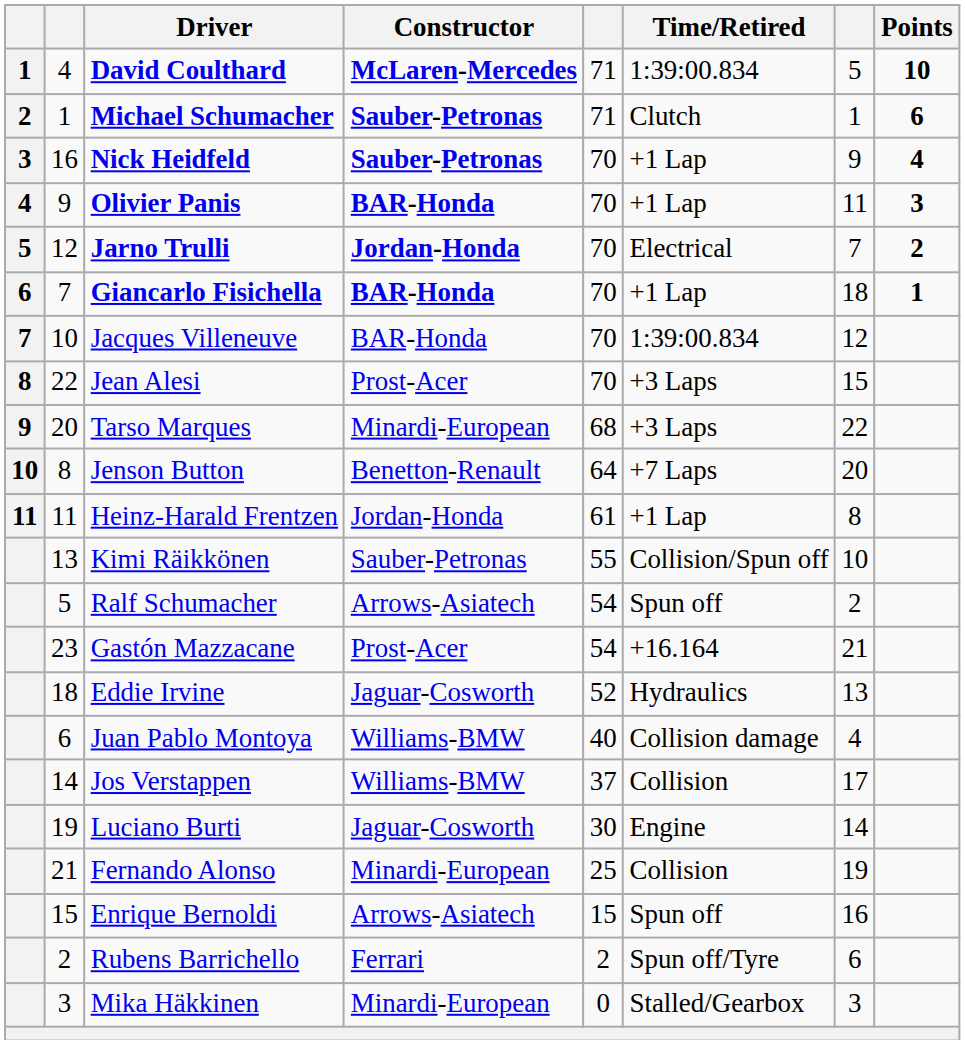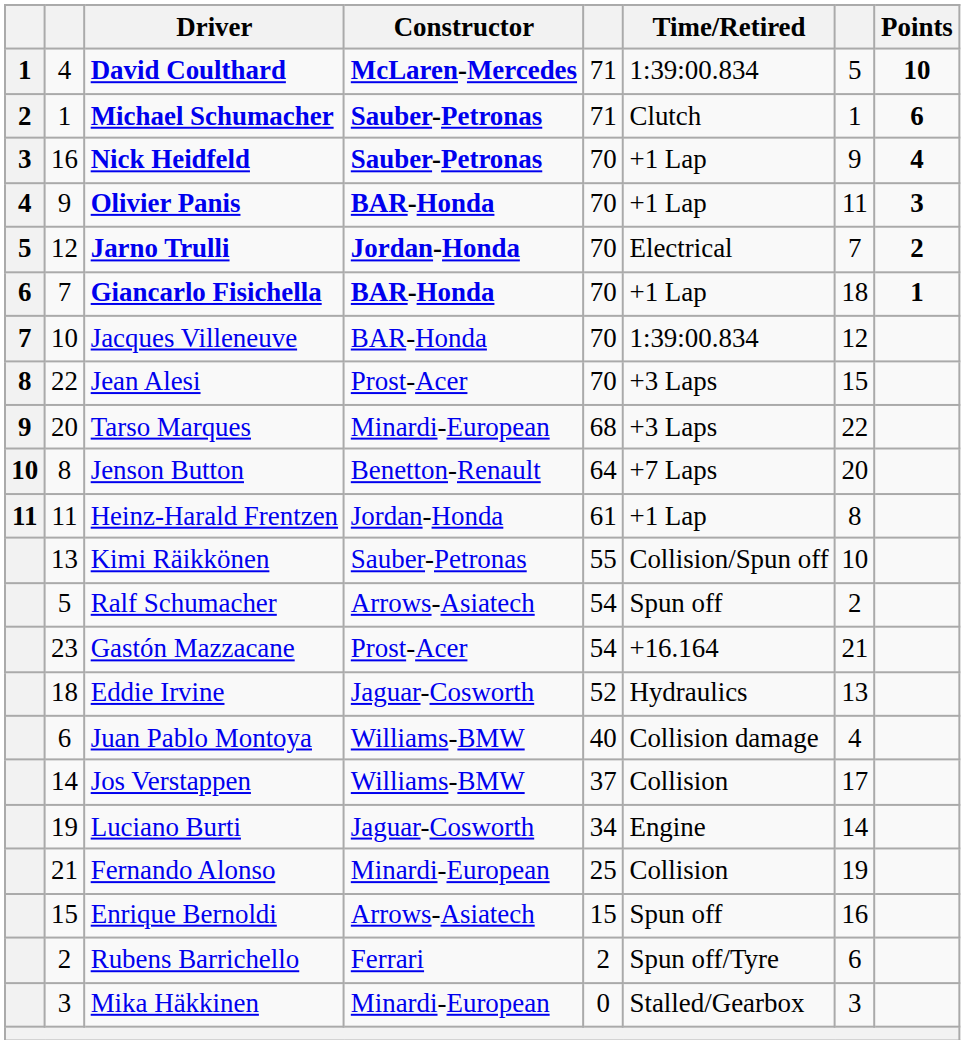(603, 825) 30 -> (603, 825) 34
